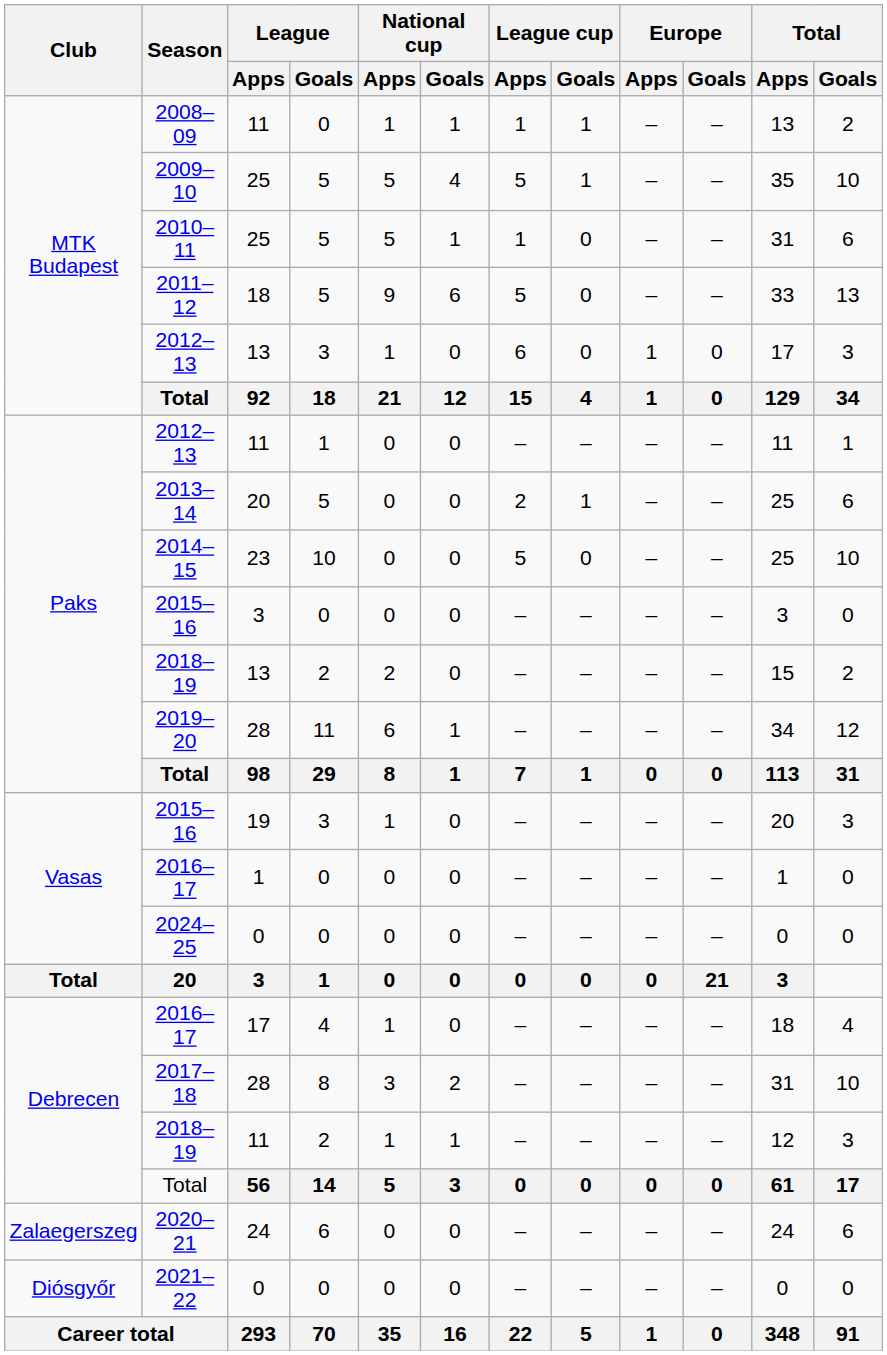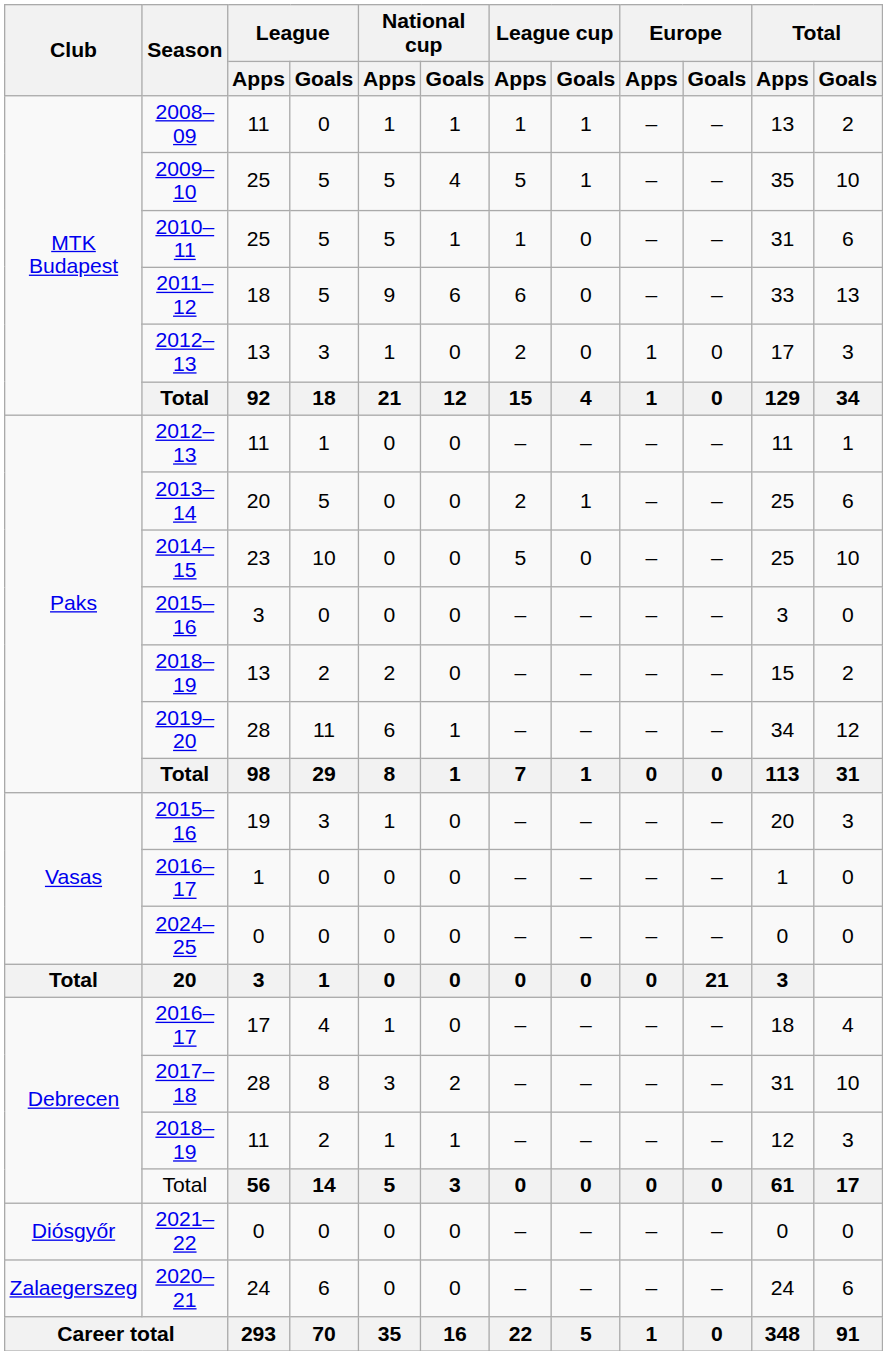(520, 295) 5 -> (520, 295) 6
(520, 352) 6 -> (520, 352) 2
rows swapped: (185, 1231) <-> (185, 1288)
